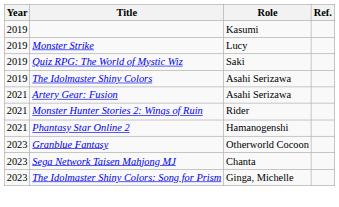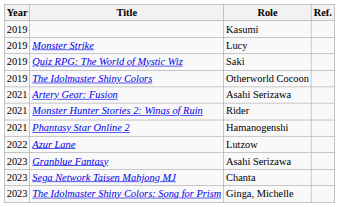(259, 78) Asahi Serizawa -> (267, 78) Otherworld Cocoon
+ row: (54, 144)
(267, 144) Otherworld Cocoon -> (259, 161) Asahi Serizawa
